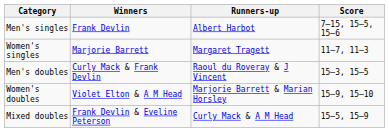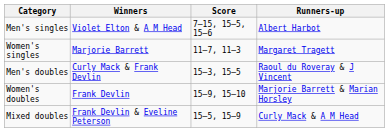columns swapped: (255, 11) <-> (352, 11)
(101, 28) Frank Devlin -> (127, 28) Violet Elton & A M Head
(127, 94) Violet Elton & A M Head -> (101, 94) Frank Devlin
